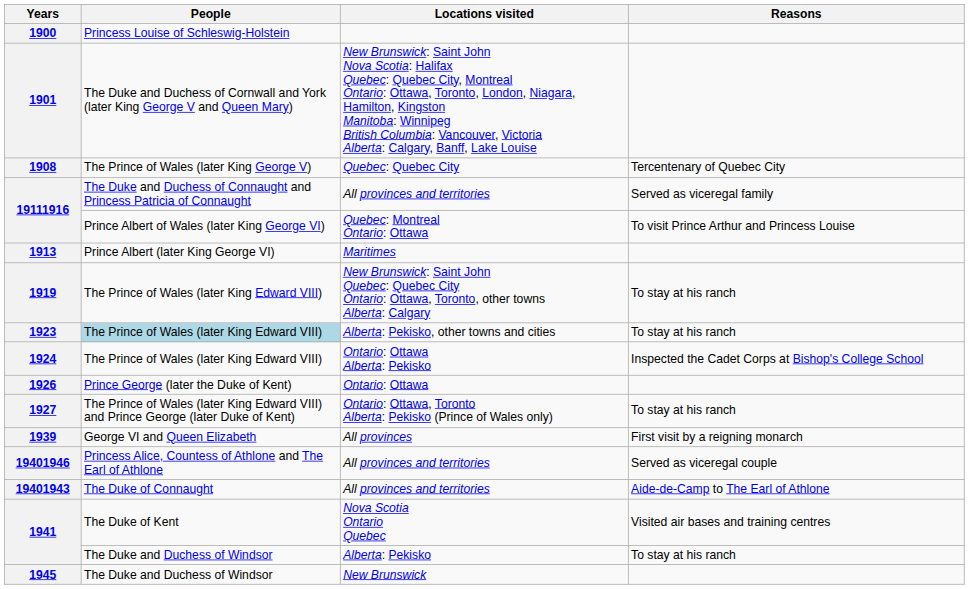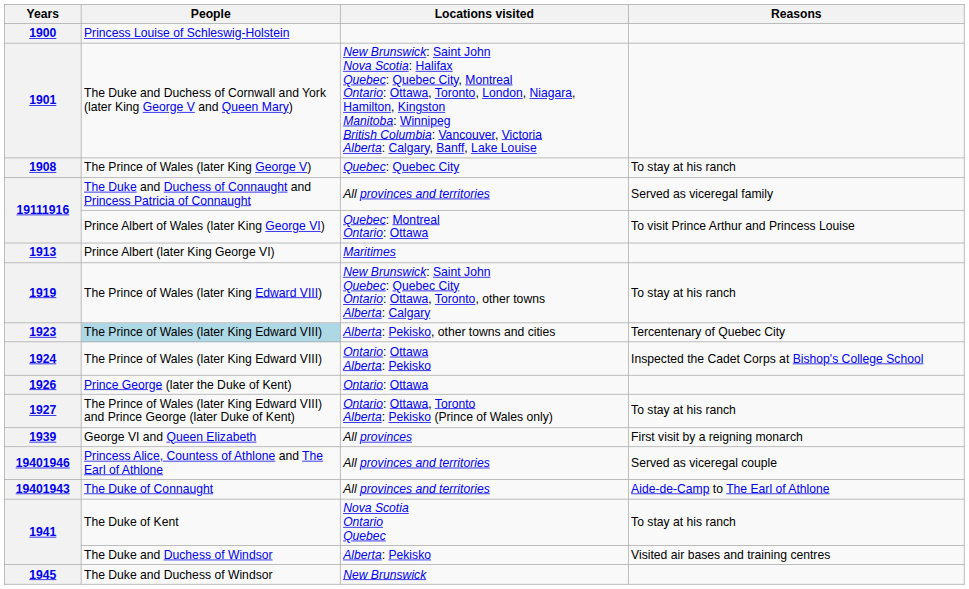(708, 167) Tercentenary of Quebec City -> (683, 167) To stay at his ranch
(683, 332) To stay at his ranch -> (708, 332) Tercentenary of Quebec City
(731, 522) Visited air bases and training centres -> (683, 522) To stay at his ranch
(683, 555) To stay at his ranch -> (731, 555) Visited air bases and training centres
